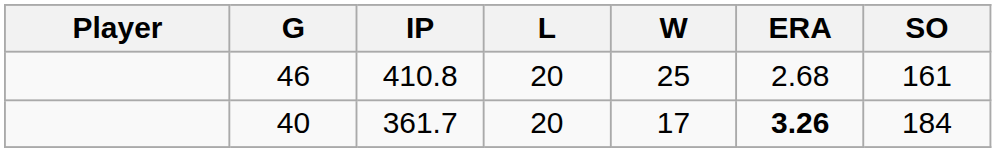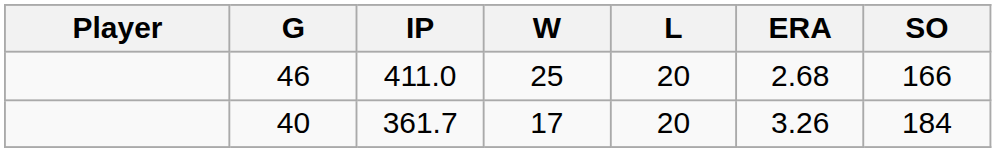columns swapped: (674, 28) <-> (547, 28)
(420, 75) 410.8 -> (420, 75) 411.0
(927, 75) 161 -> (927, 75) 166
(800, 123) bold -> (800, 123) normal
